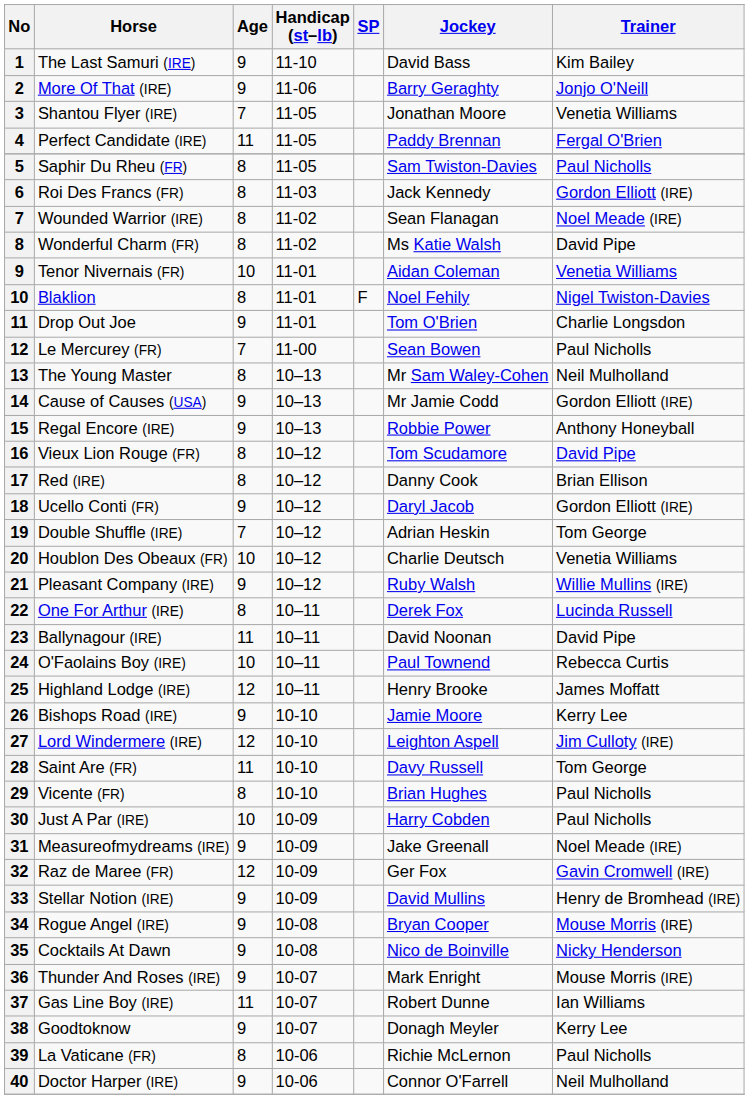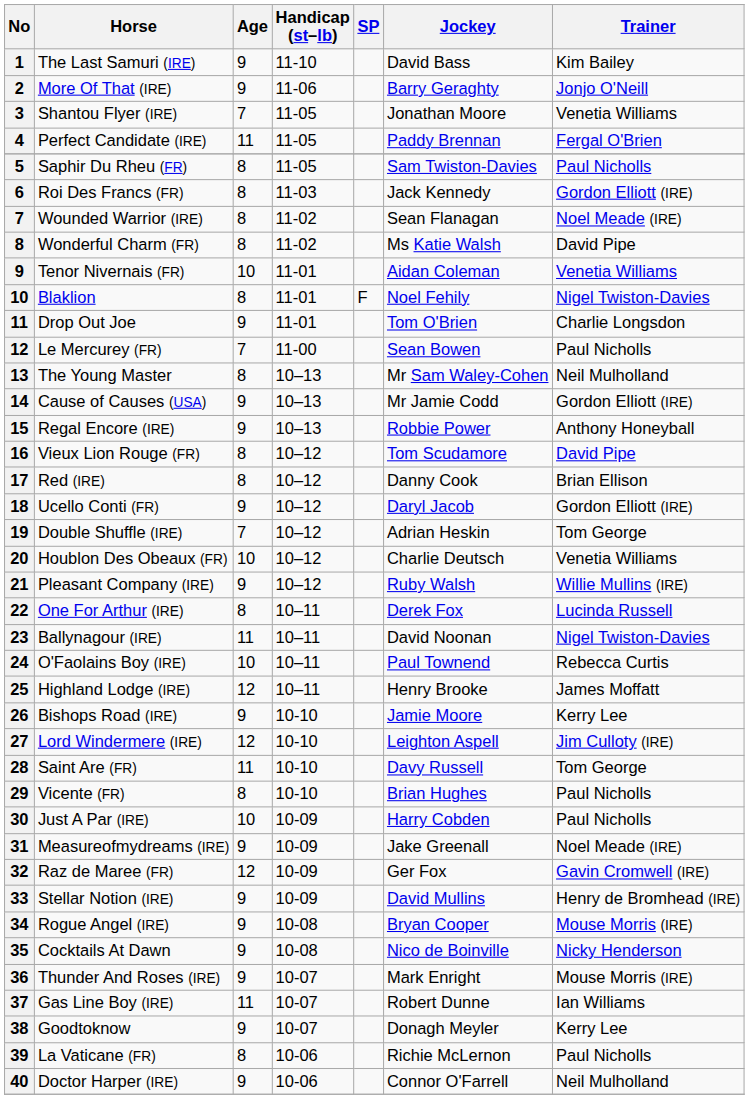(596, 637) David Pipe -> (633, 637) Nigel Twiston-Davies
